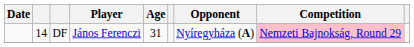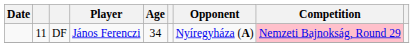(41, 33) 14 -> (41, 33) 11
(156, 33) 31 -> (155, 33) 34
